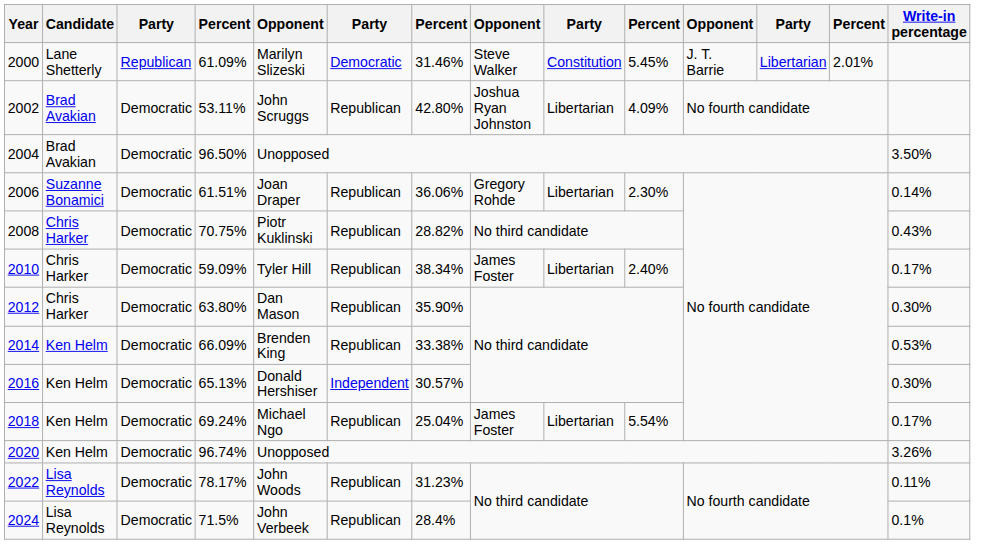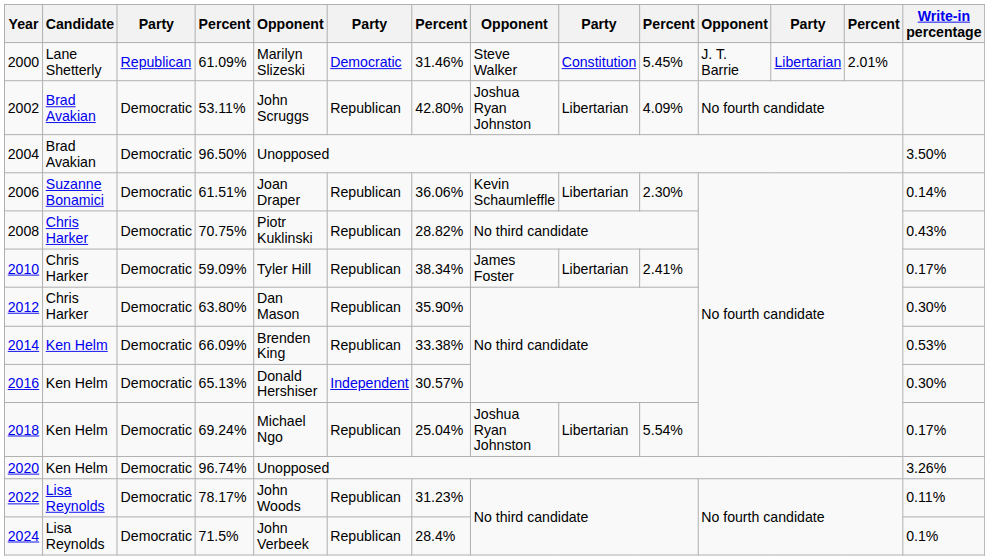(499, 192) Gregory Rohde -> (514, 192) Kevin Schaumleffle
(648, 268) 2.40% -> (663, 268) 2.41%
(495, 421) James Foster -> (502, 429) Joshua Ryan Johnston
